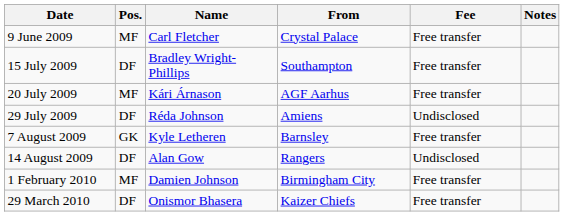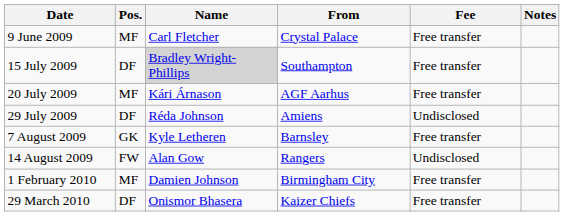(192, 65) no background -> (192, 65) lightgrey background
(127, 158) DF -> (129, 158) FW
